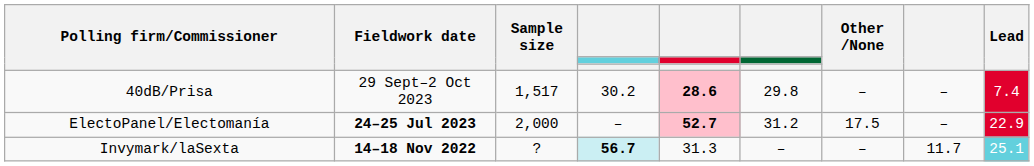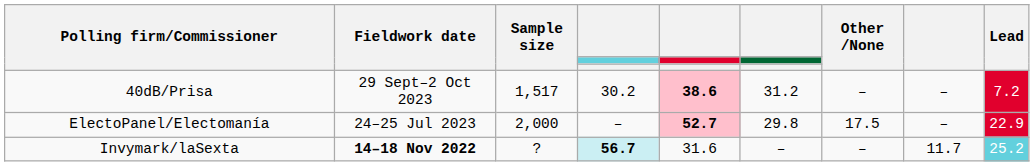(700, 91) 28.6 -> (700, 91) 38.6
(781, 91) 29.8 -> (781, 91) 31.2
(1007, 91) 7.4 -> (1007, 91) 7.2
(415, 124) bold -> (415, 124) normal
(781, 124) 31.2 -> (781, 124) 29.8
(700, 149) 31.3 -> (700, 149) 31.6
(1007, 149) 25.1 -> (1007, 149) 25.2
